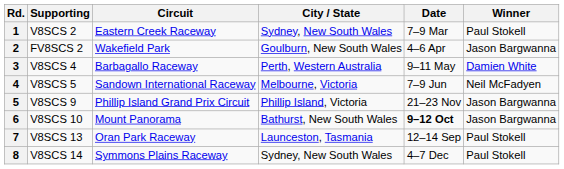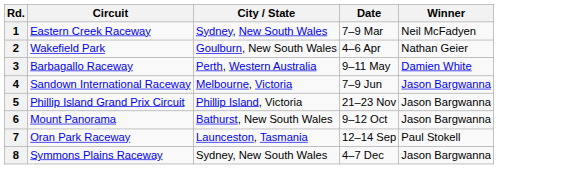- column: (60, 13)
(496, 31) Paul Stokell -> (439, 31) Neil McFadyen
(511, 48) Jason Bargwanna -> (435, 48) Nathan Geier
(504, 84) Neil McFadyen -> (446, 84) Jason Bargwanna
(430, 119) bold -> (365, 119) normal
(496, 155) Paul Stokell -> (446, 155) Jason Bargwanna
